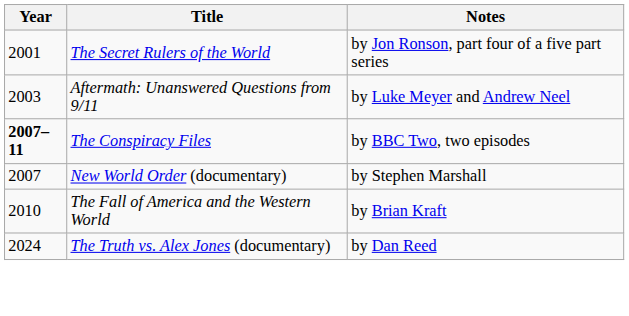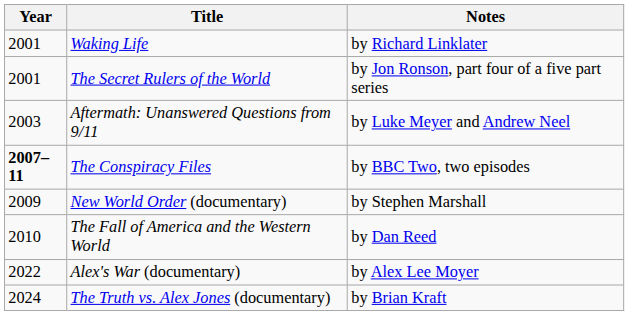+ row: (109, 43)
(25, 176) 2007 -> (25, 201) 2009
(399, 211) by Brian Kraft -> (394, 236) by Dan Reed
+ row: (155, 272)
(394, 246) by Dan Reed -> (399, 297) by Brian Kraft
